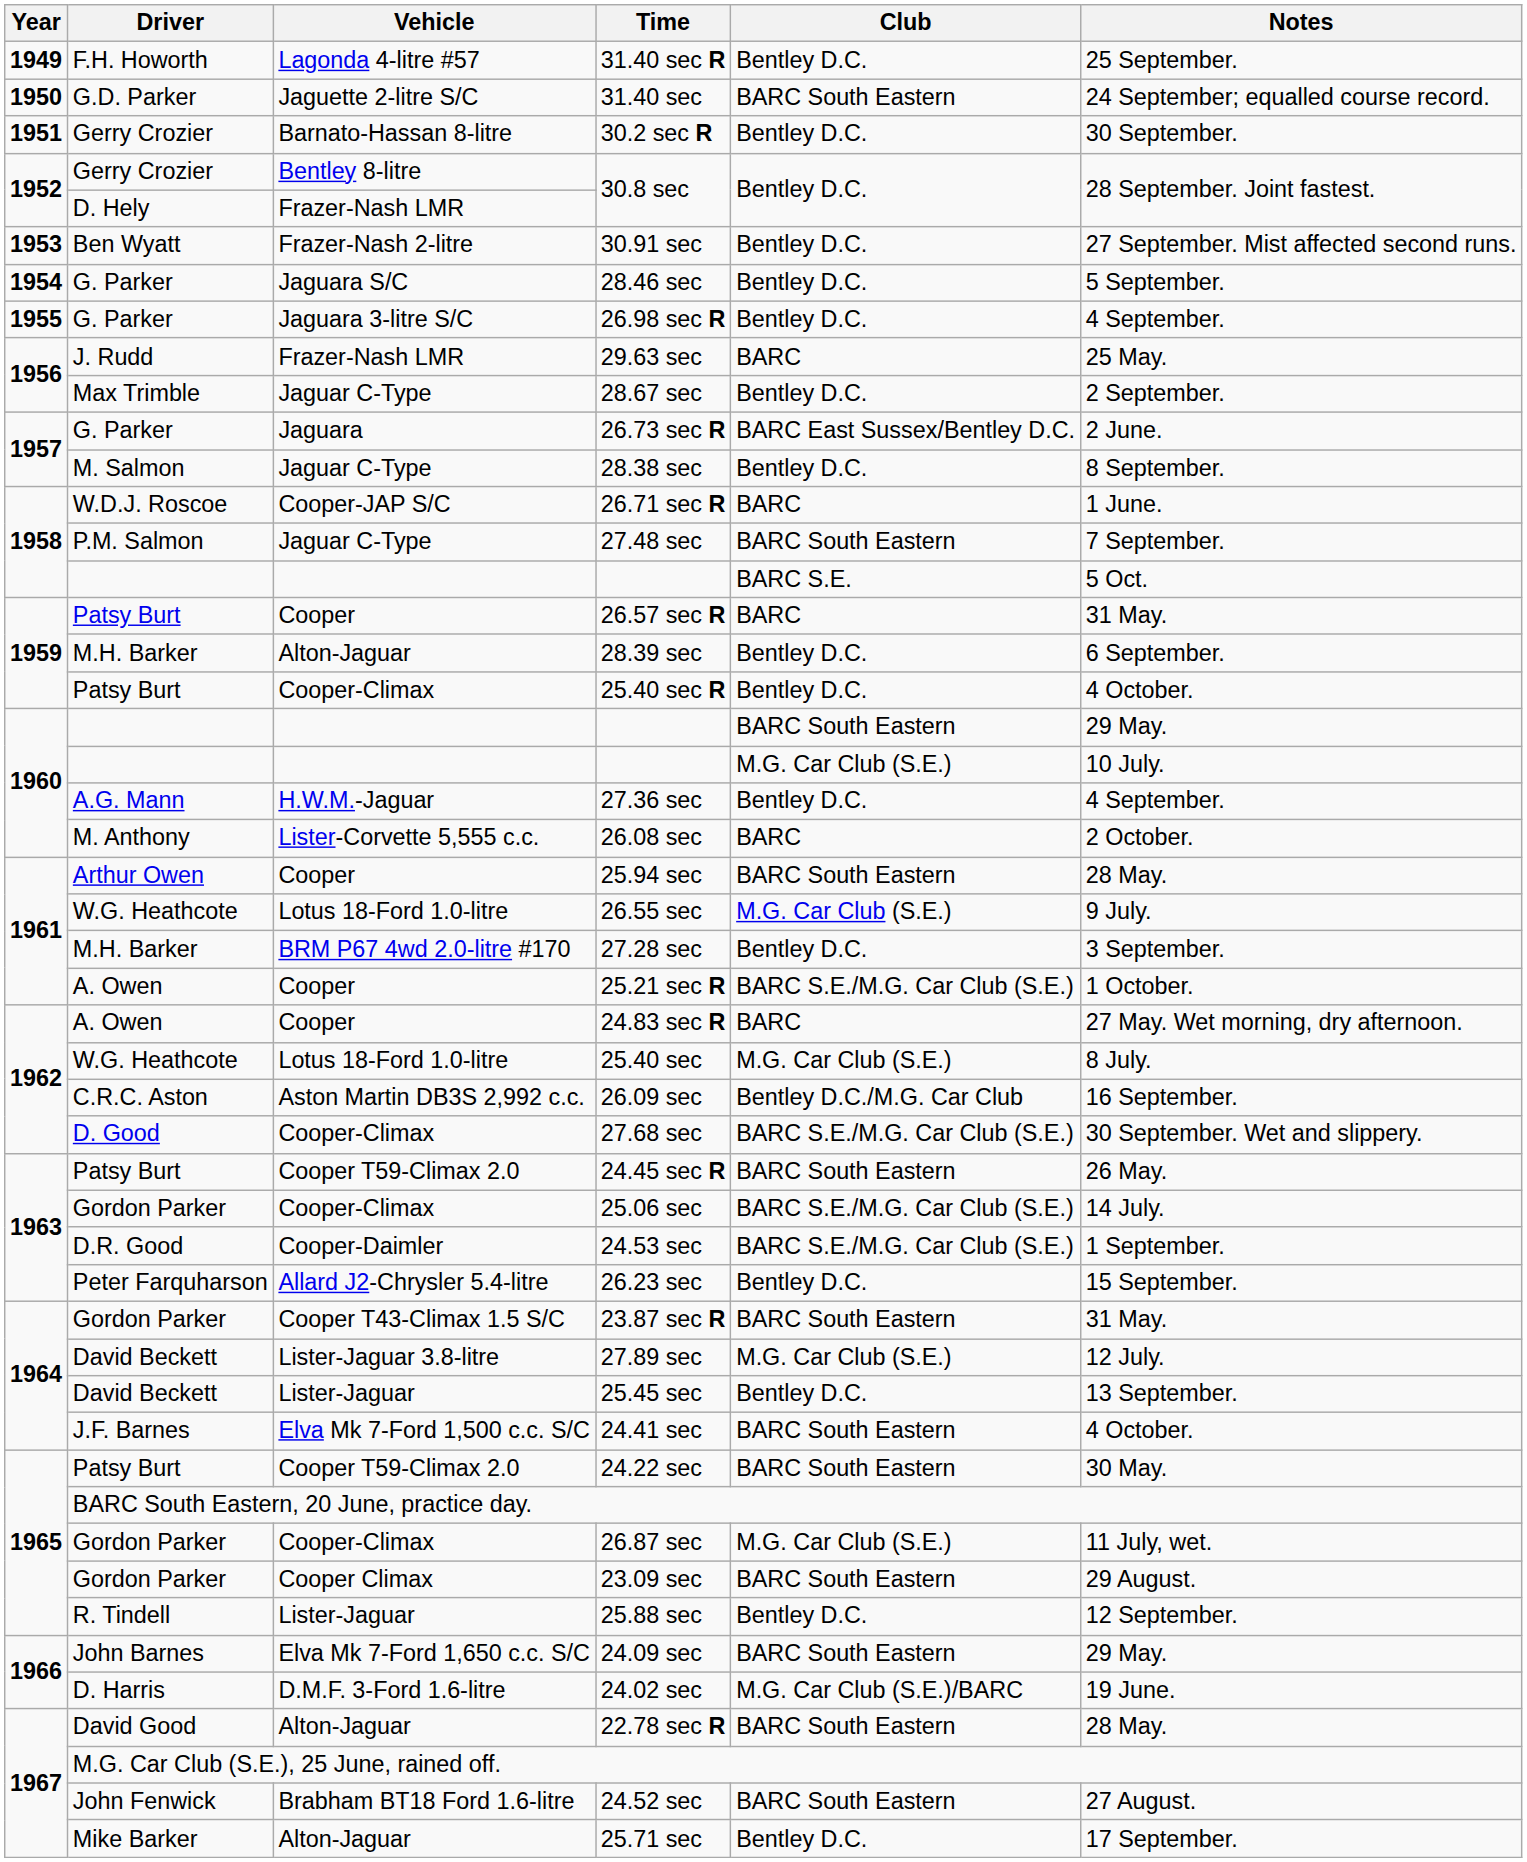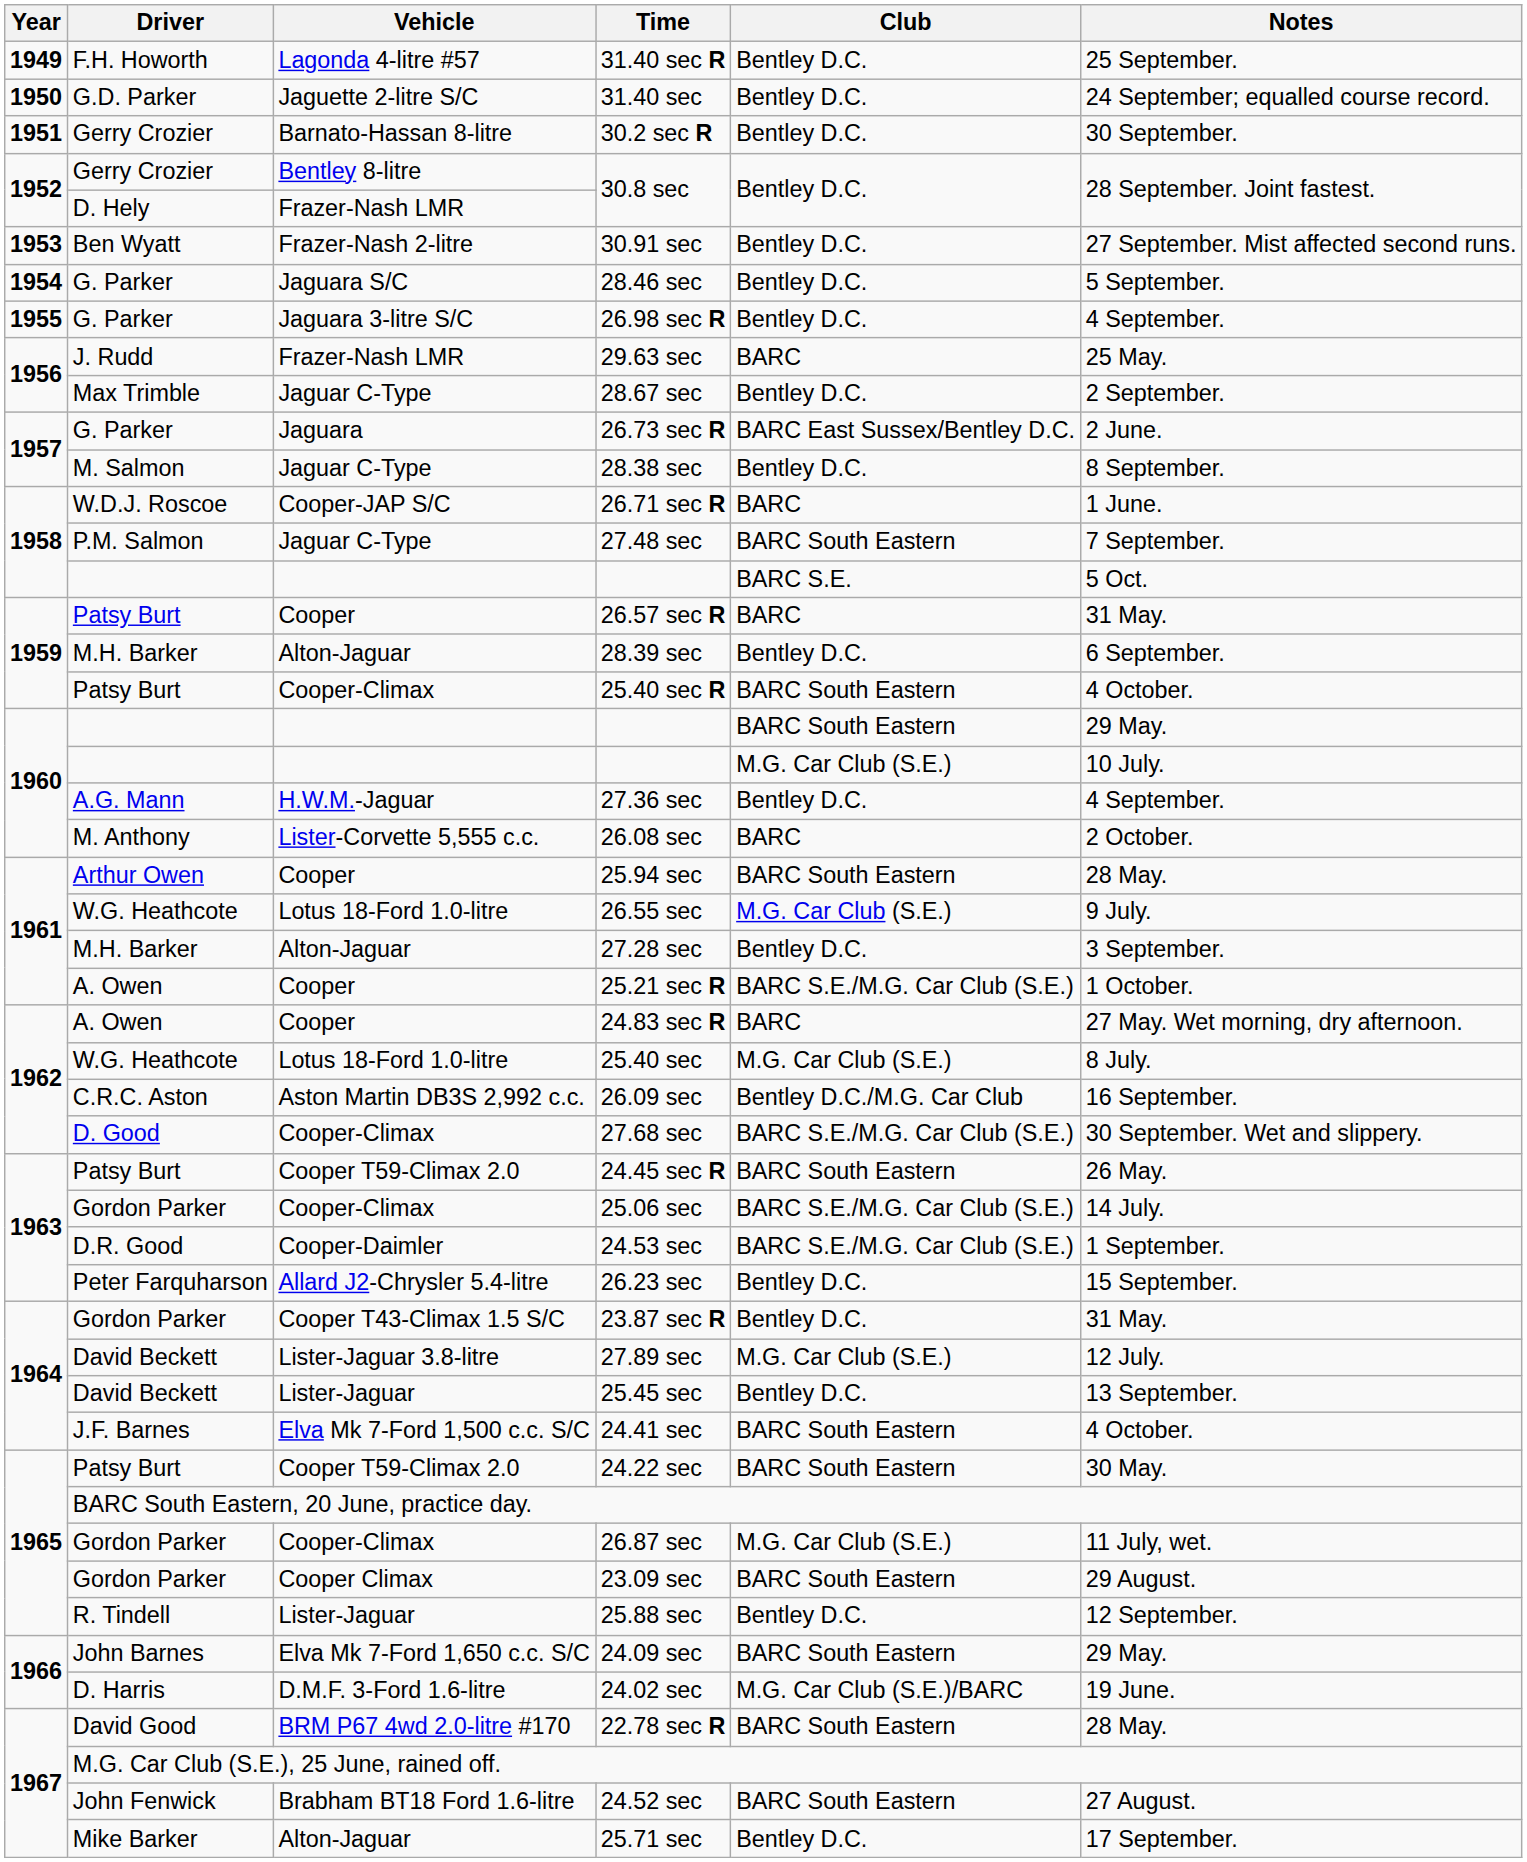(846, 97) BARC South Eastern -> (802, 97) Bentley D.C.
(802, 689) Bentley D.C. -> (846, 689) BARC South Eastern
(424, 949) BRM P67 4wd 2.0-litre #170 -> (345, 949) Alton-Jaguar
(846, 1319) BARC South Eastern -> (802, 1319) Bentley D.C.
(345, 1727) Alton-Jaguar -> (424, 1727) BRM P67 4wd 2.0-litre #170
